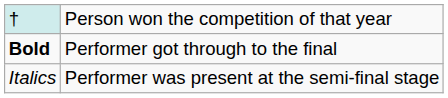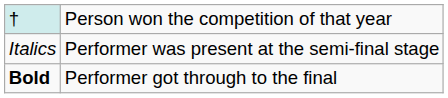rows swapped: (29, 48) <-> (33, 78)
